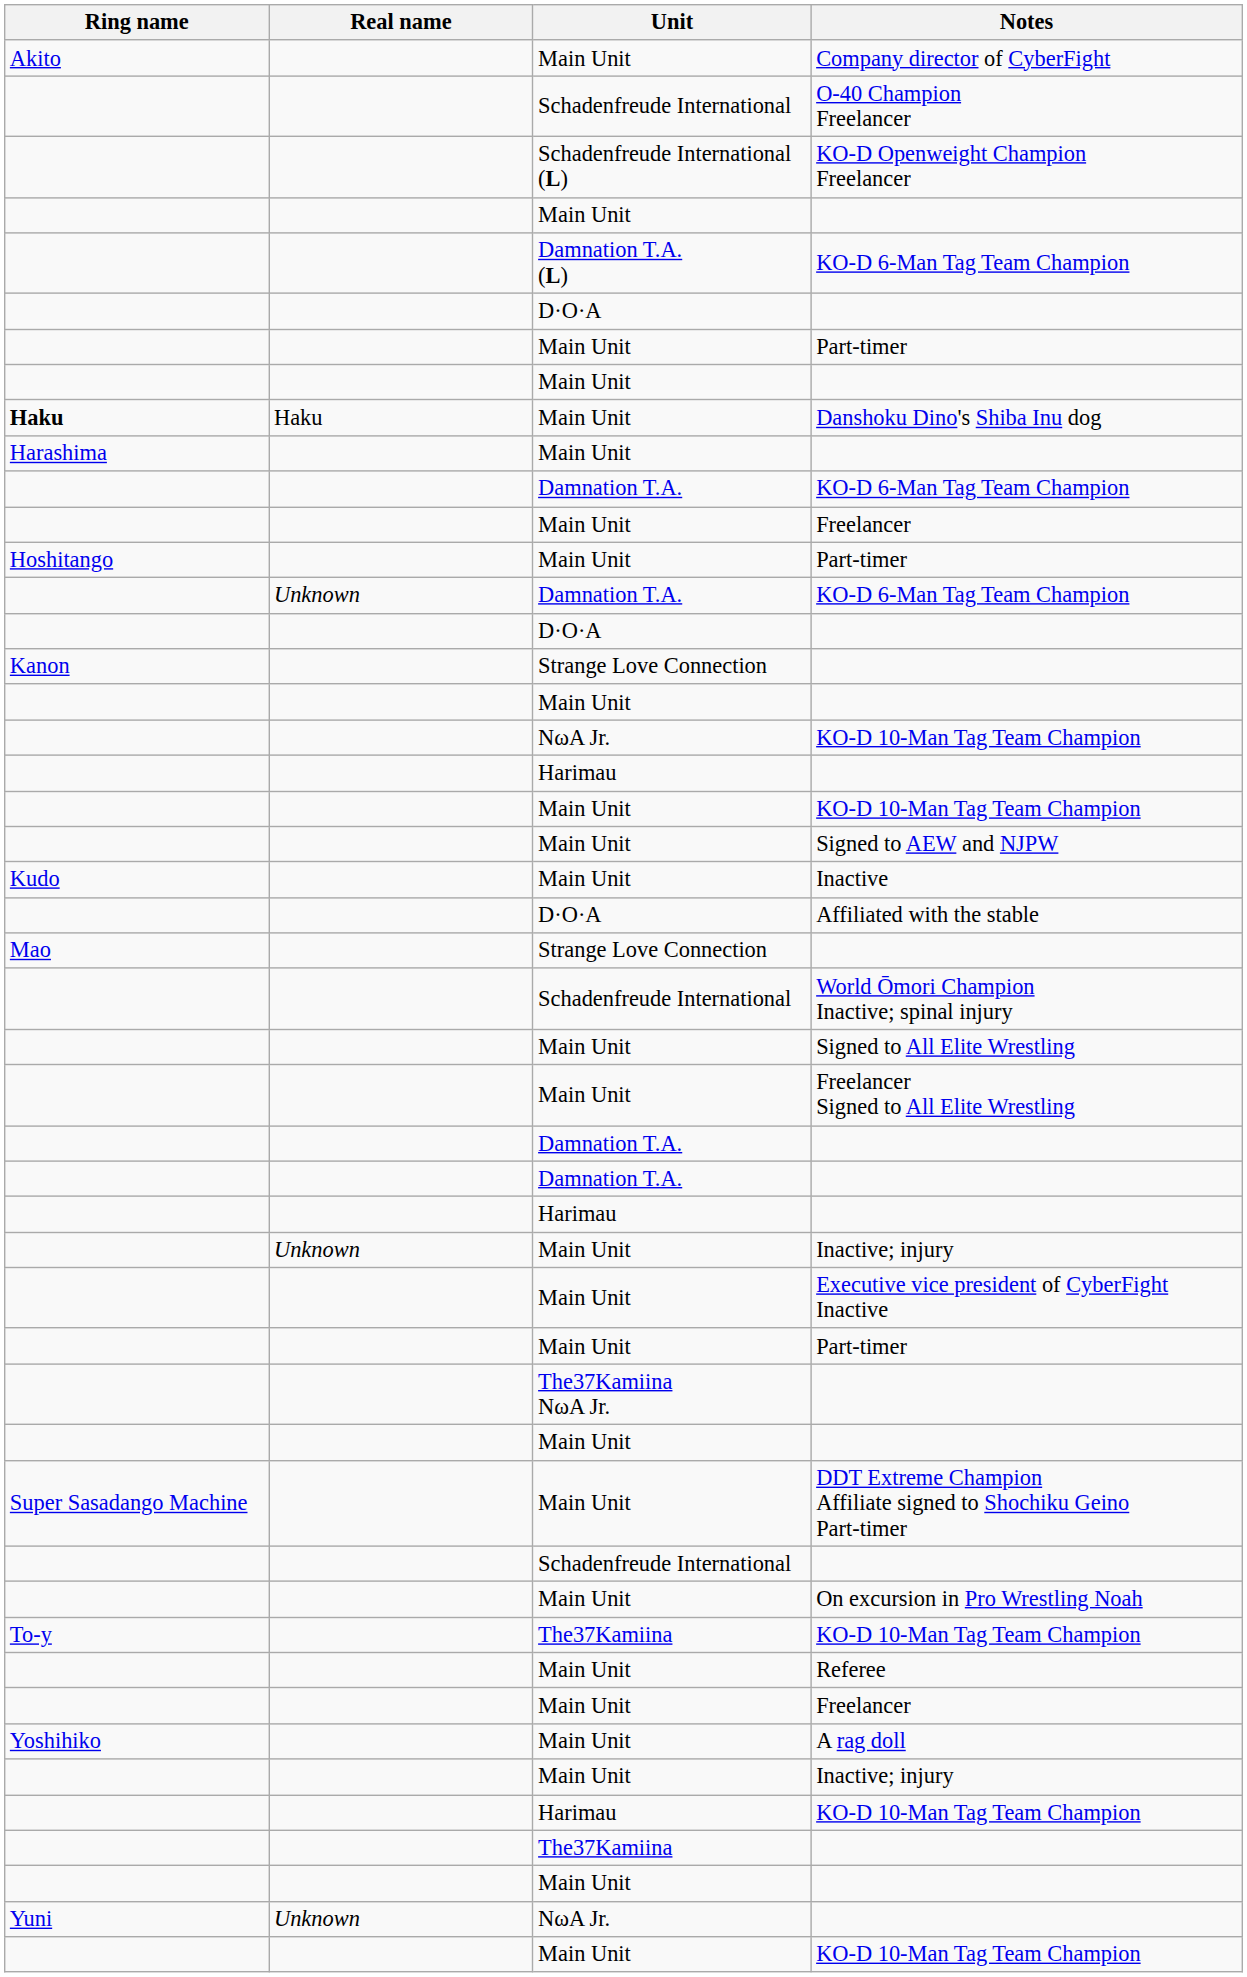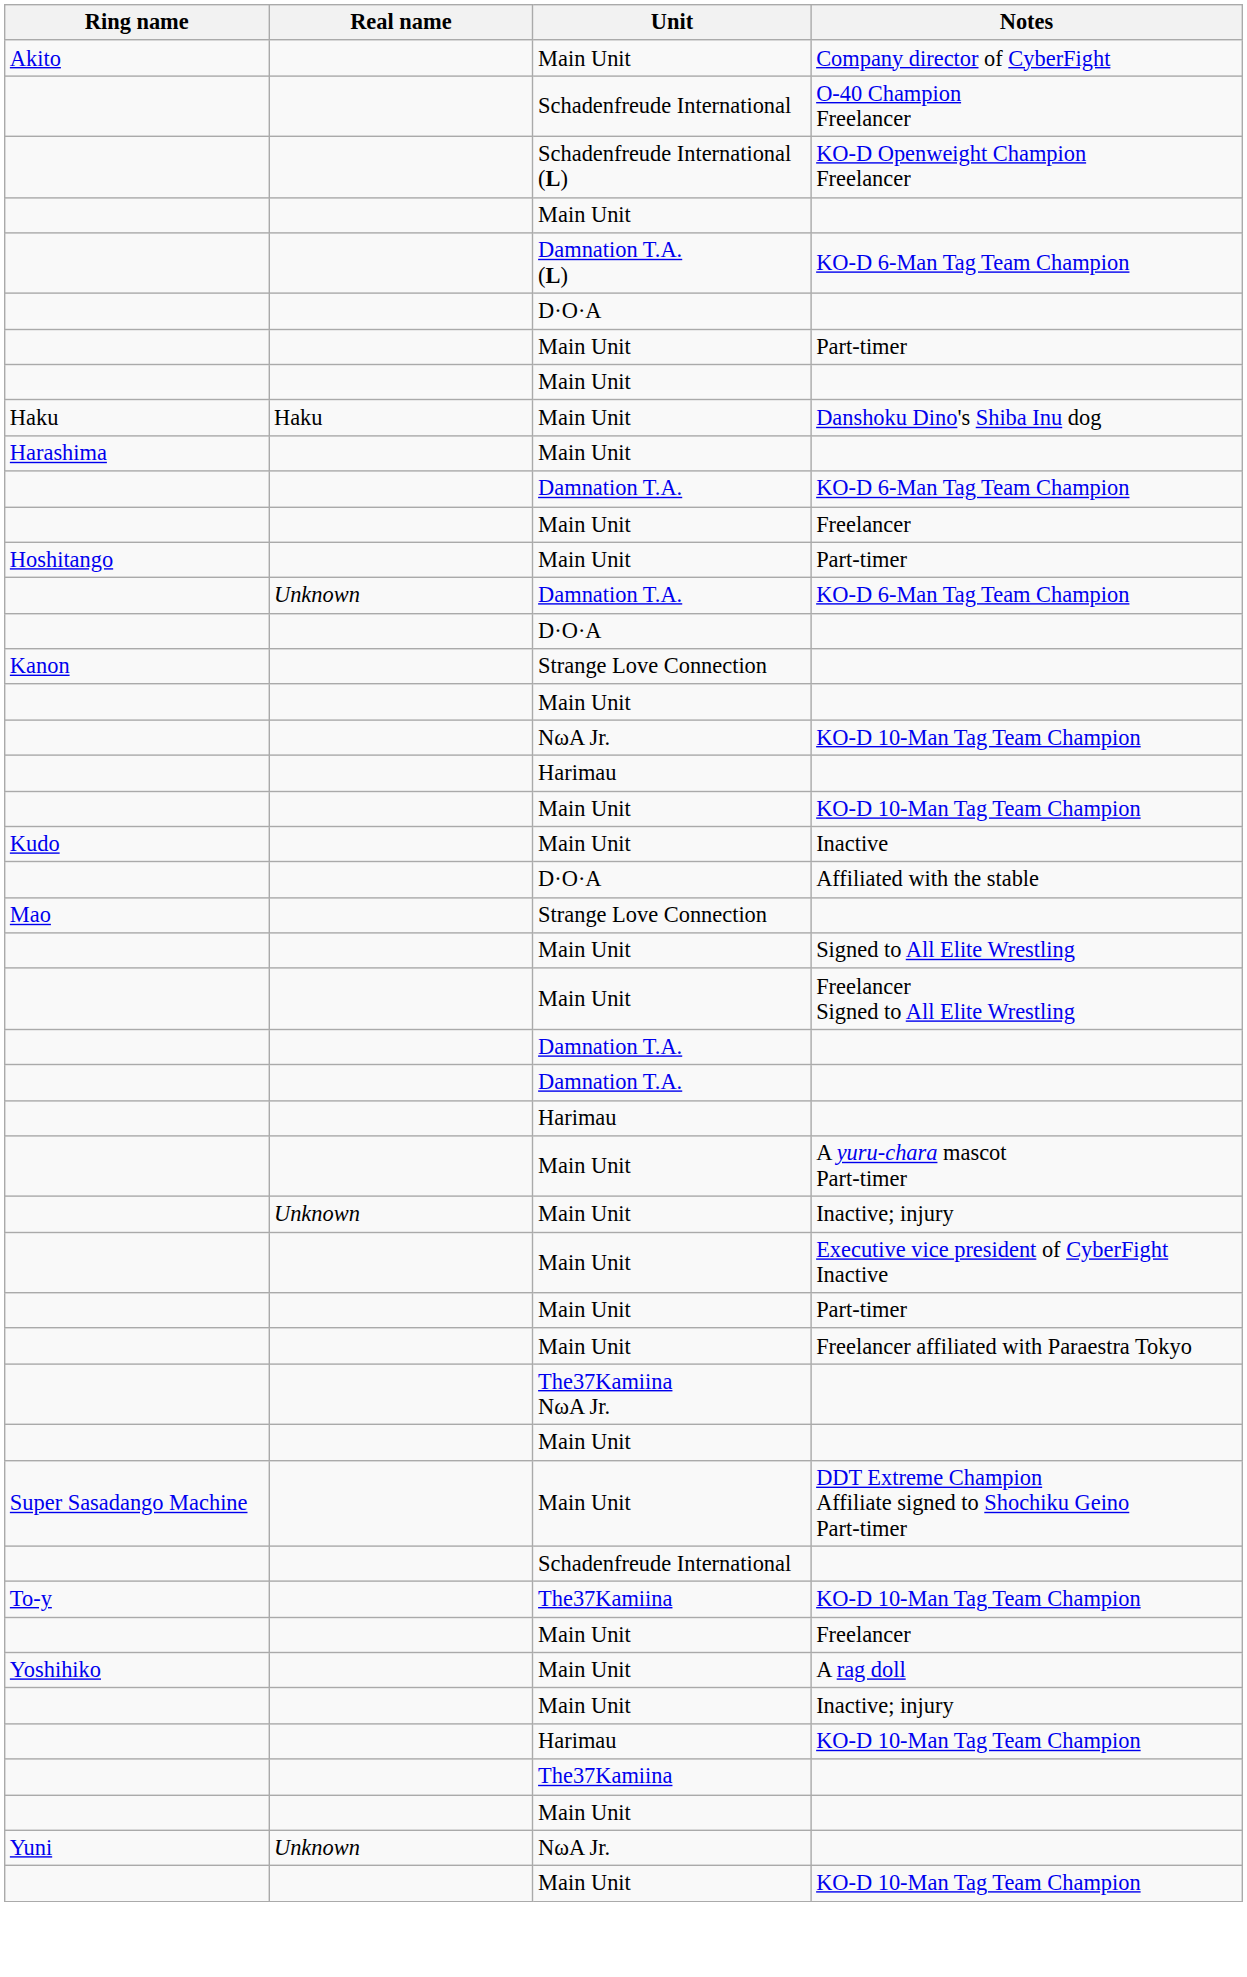(37, 417) bold -> (34, 417) normal
- row: (584, 843)
- row: (665, 998)
+ row: (584, 1165)
+ row: (584, 1345)
- row: (584, 1599)
- row: (584, 1670)
